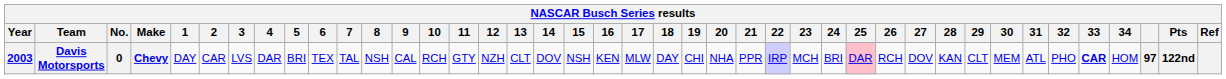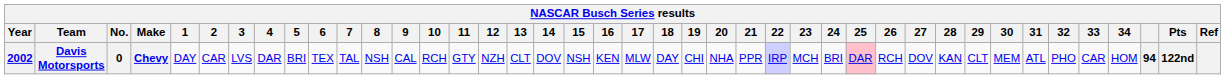(20, 58) 2003 -> (20, 58) 2002
(1094, 58) bold -> (1093, 58) normal
(1150, 58) 97 -> (1149, 58) 94
